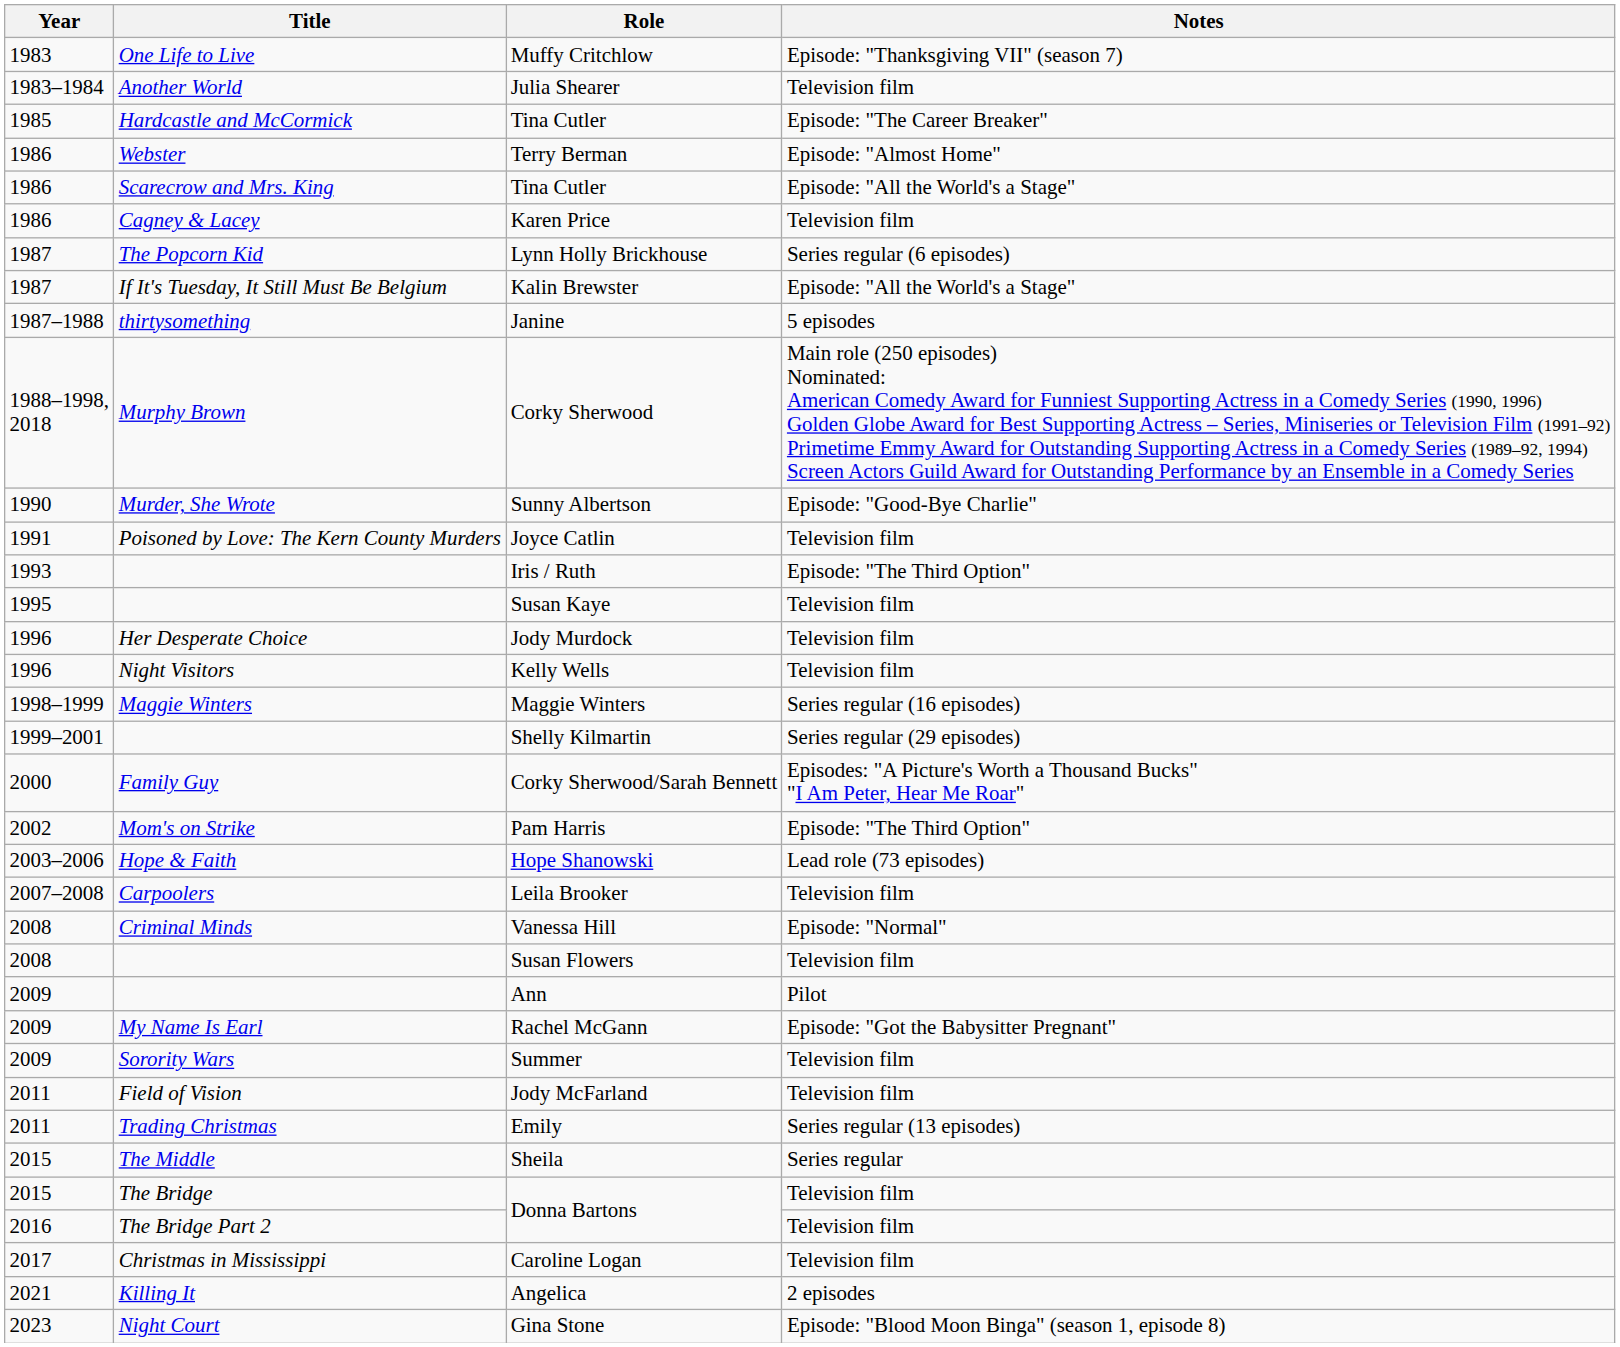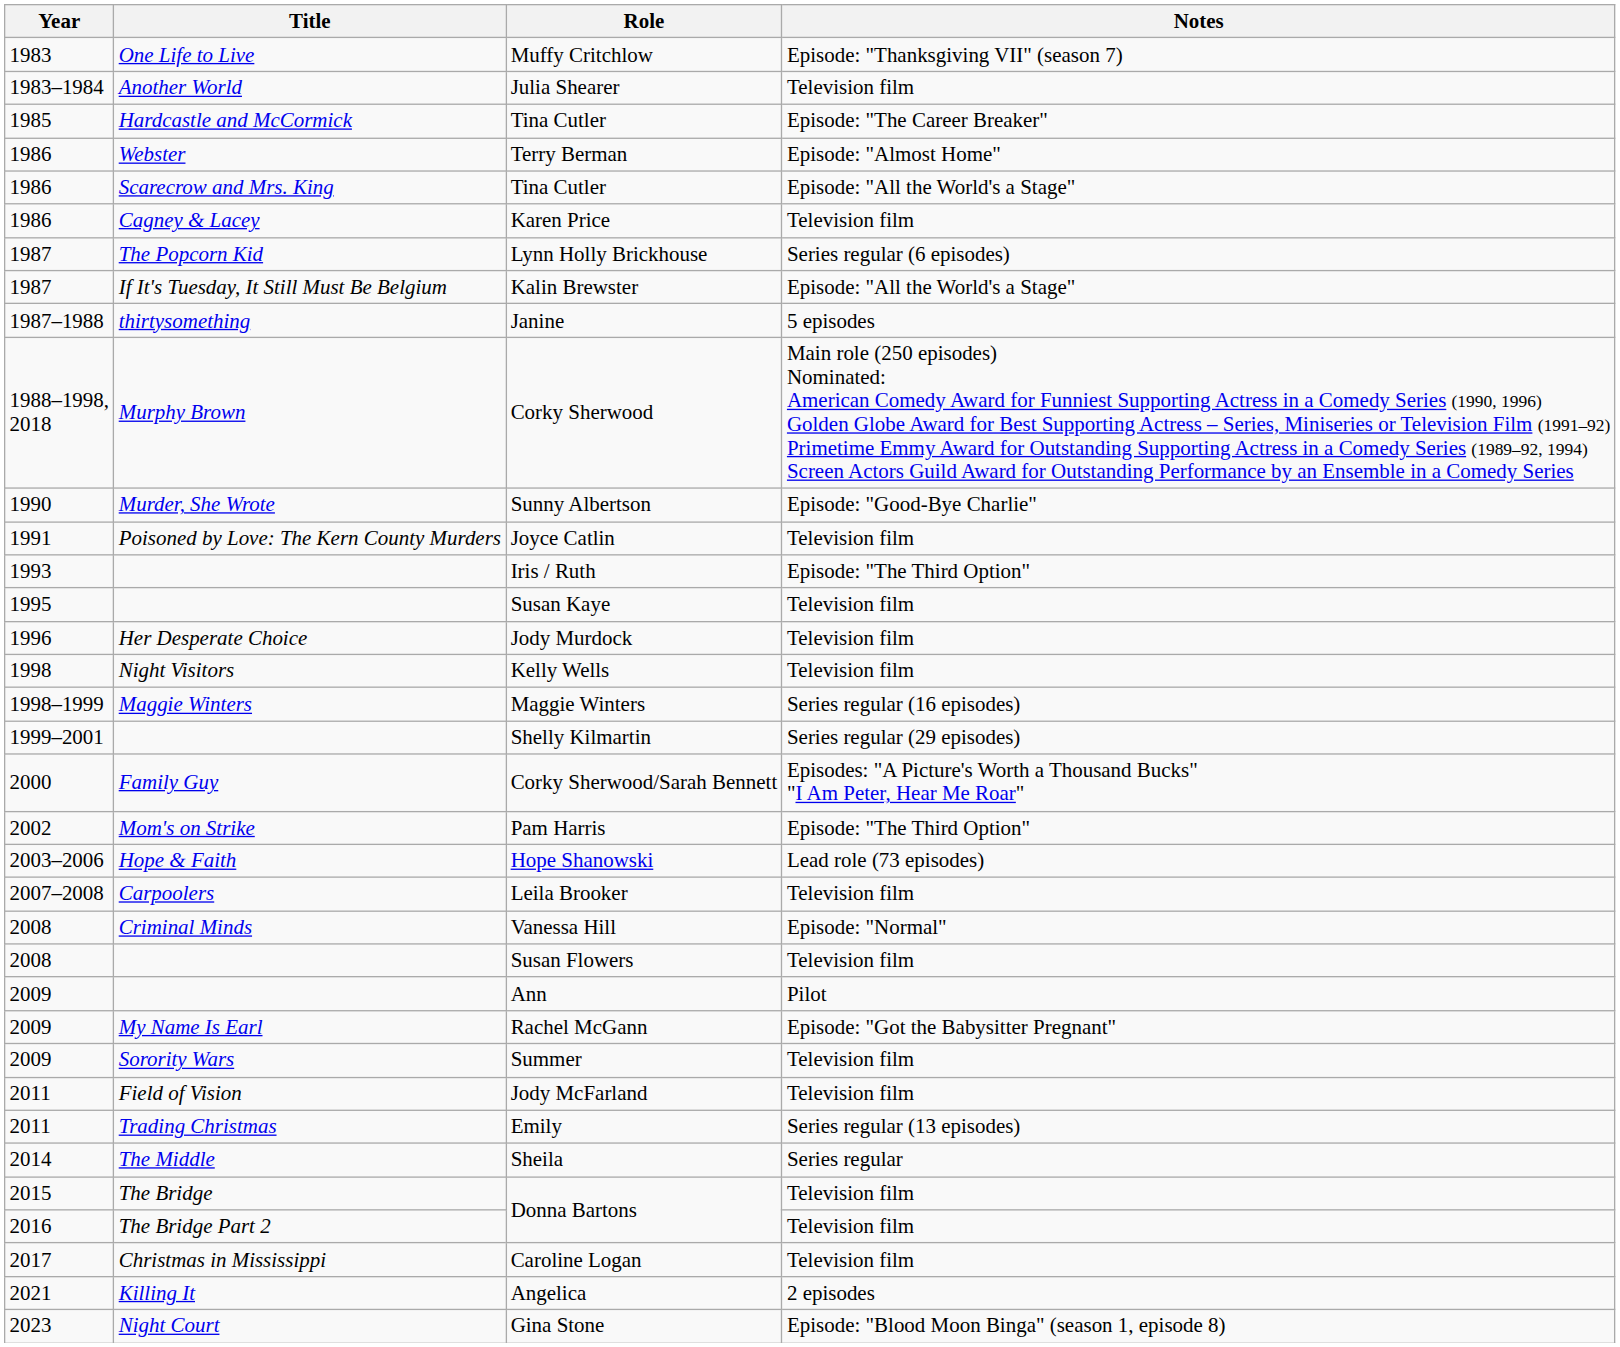(30, 670) 1996 -> (30, 670) 1998
(30, 1159) 2015 -> (30, 1159) 2014
